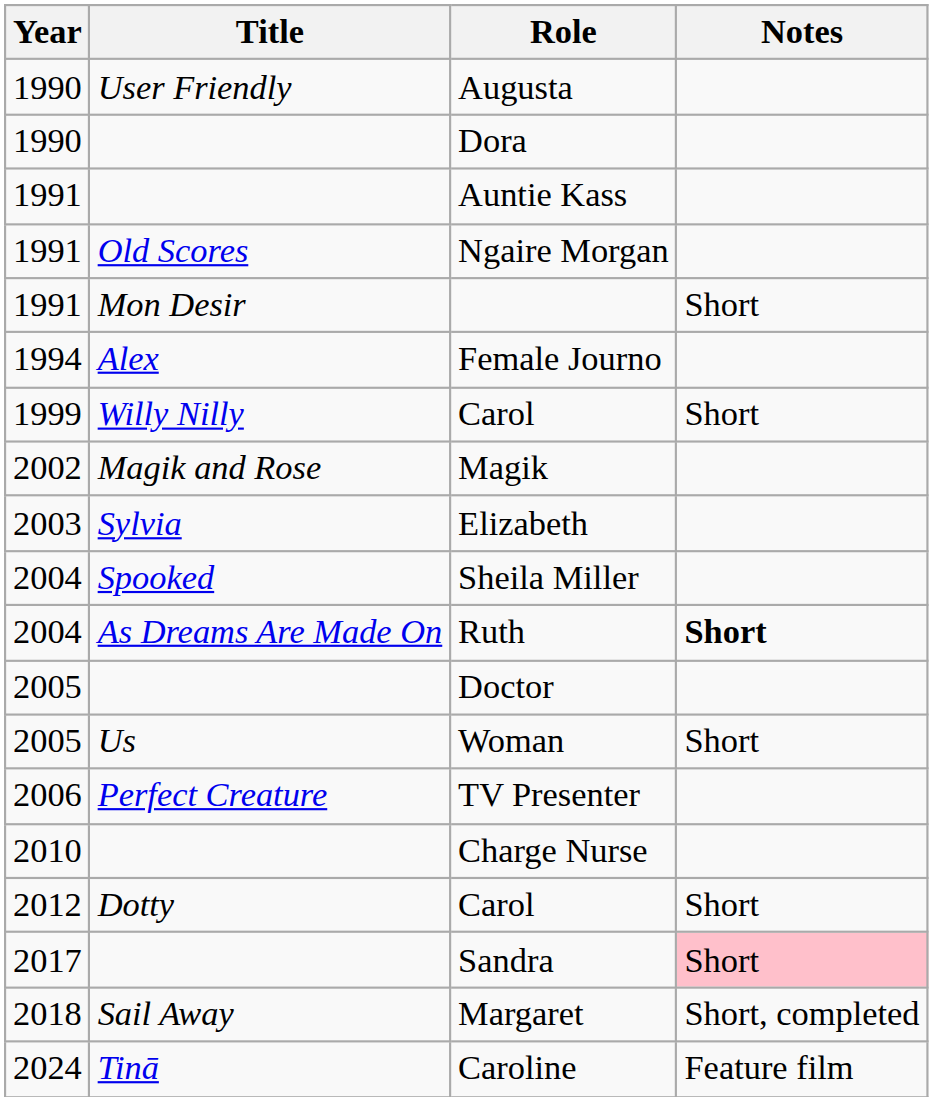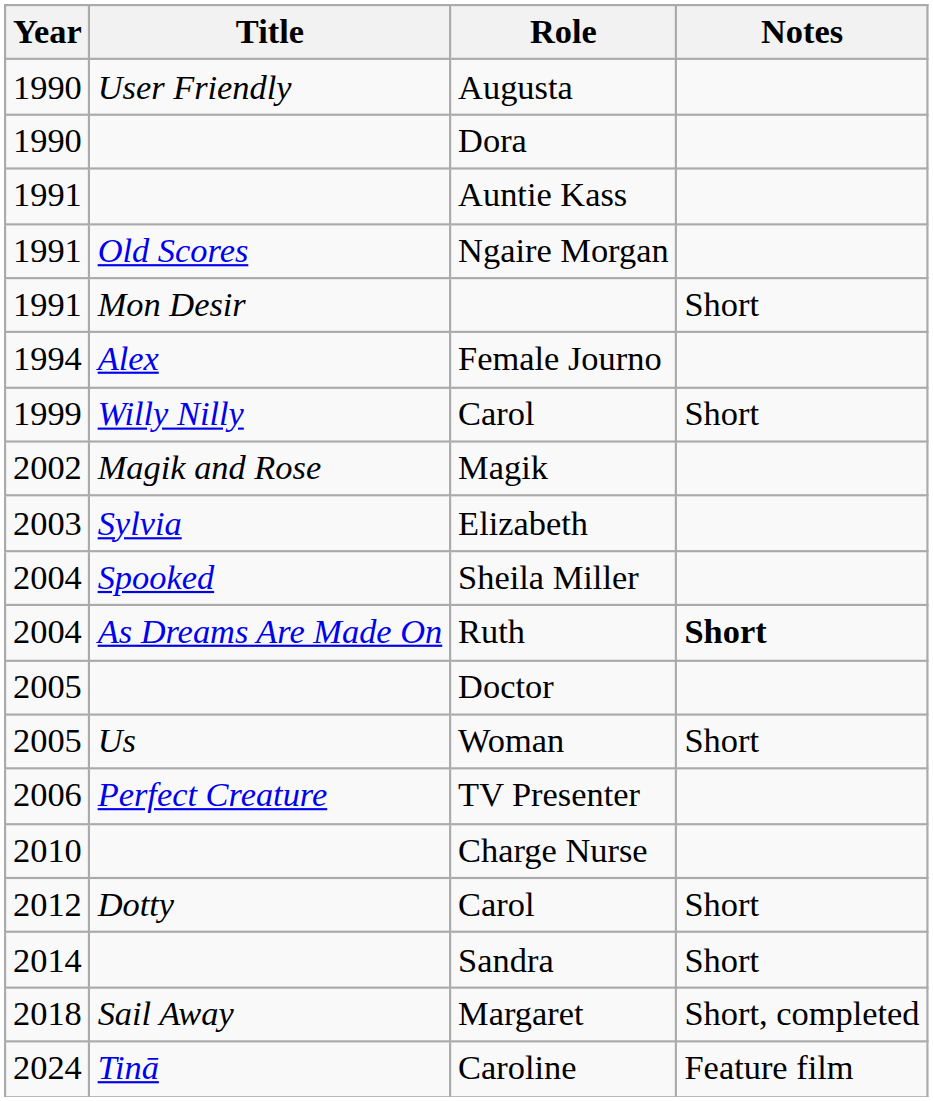(47, 959) 2017 -> (47, 959) 2014
(722, 959) pink background -> (722, 959) no background
